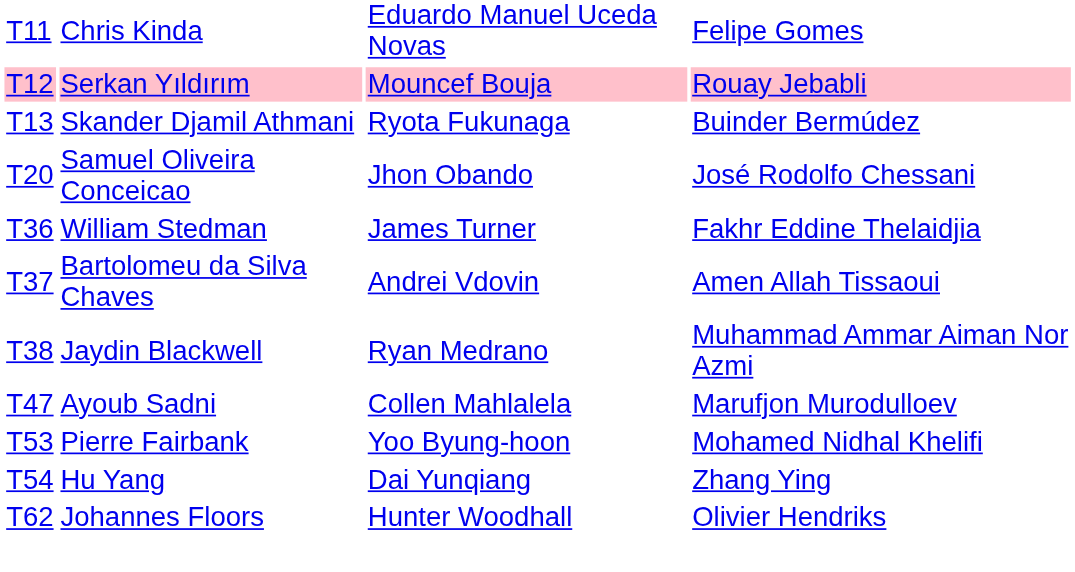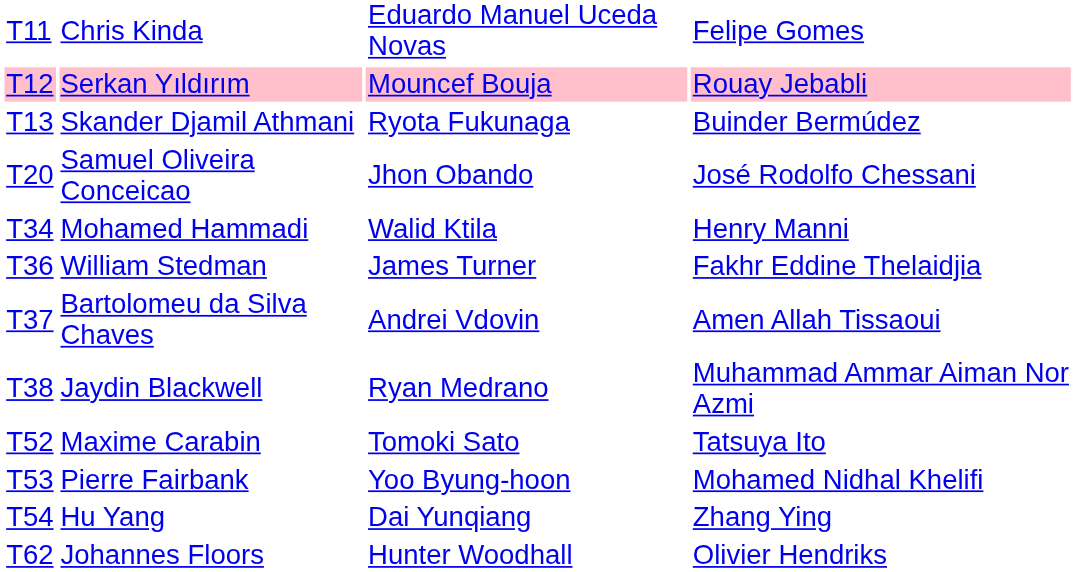+ row: (184, 228)
- row: (138, 404)
+ row: (161, 441)
